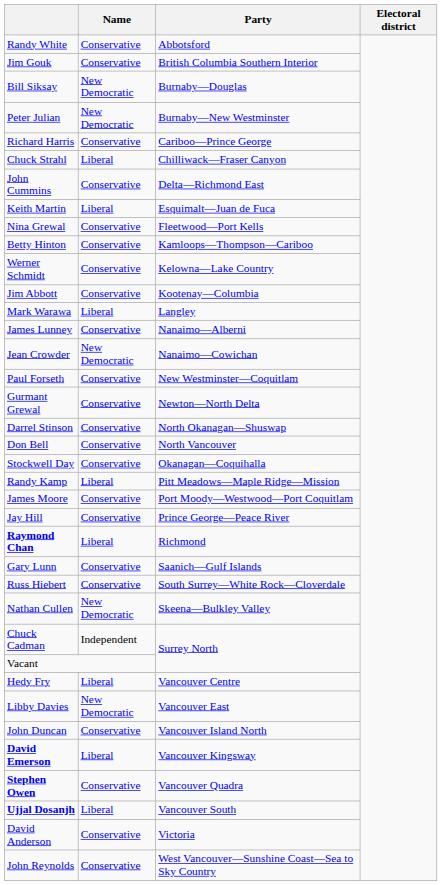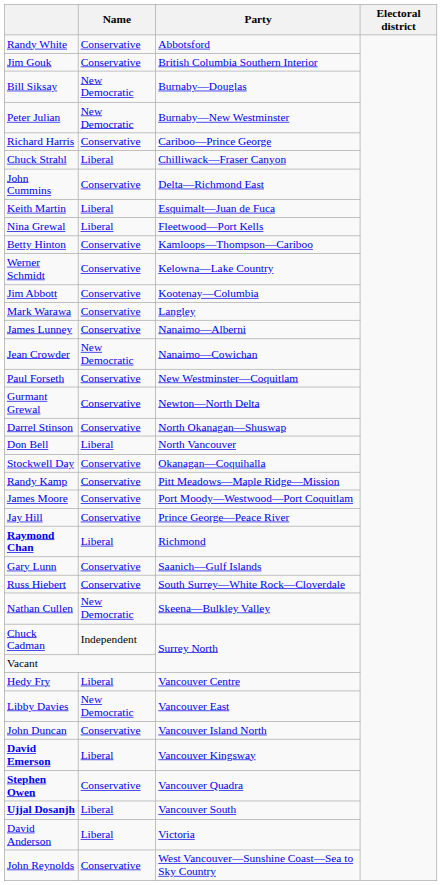(111, 226) Conservative -> (97, 226) Liberal
(97, 311) Liberal -> (111, 311) Conservative
(111, 445) Conservative -> (97, 445) Liberal
(97, 481) Liberal -> (111, 481) Conservative
(111, 834) Conservative -> (97, 834) Liberal
